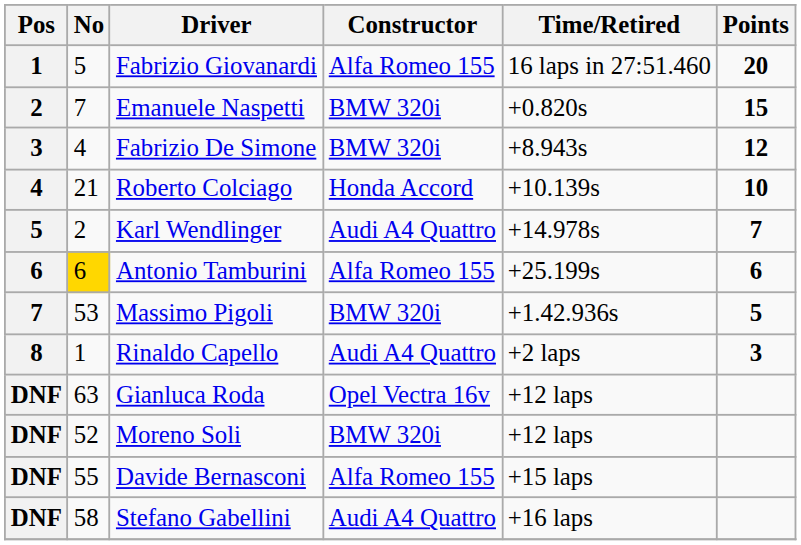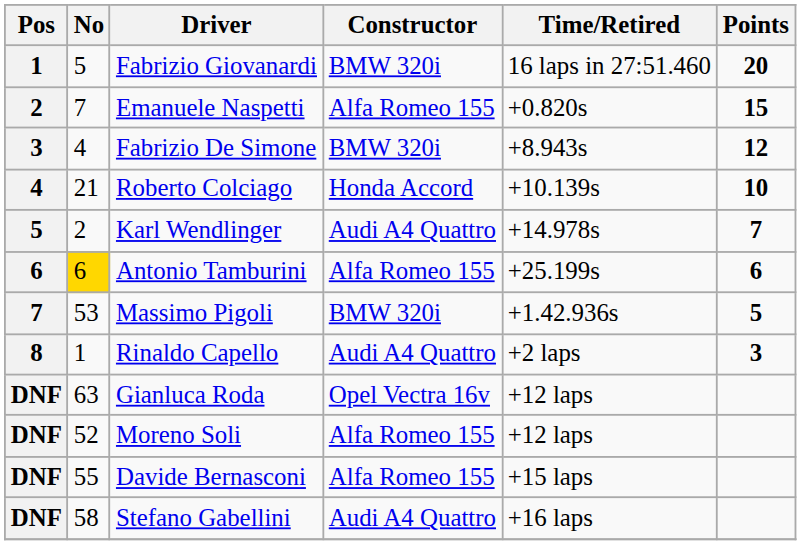(412, 65) Alfa Romeo 155 -> (385, 65) BMW 320i
(385, 106) BMW 320i -> (412, 106) Alfa Romeo 155
(385, 435) BMW 320i -> (412, 435) Alfa Romeo 155
